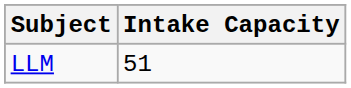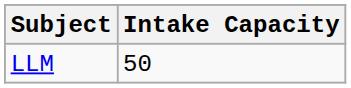(138, 64) 51 -> (138, 64) 50
